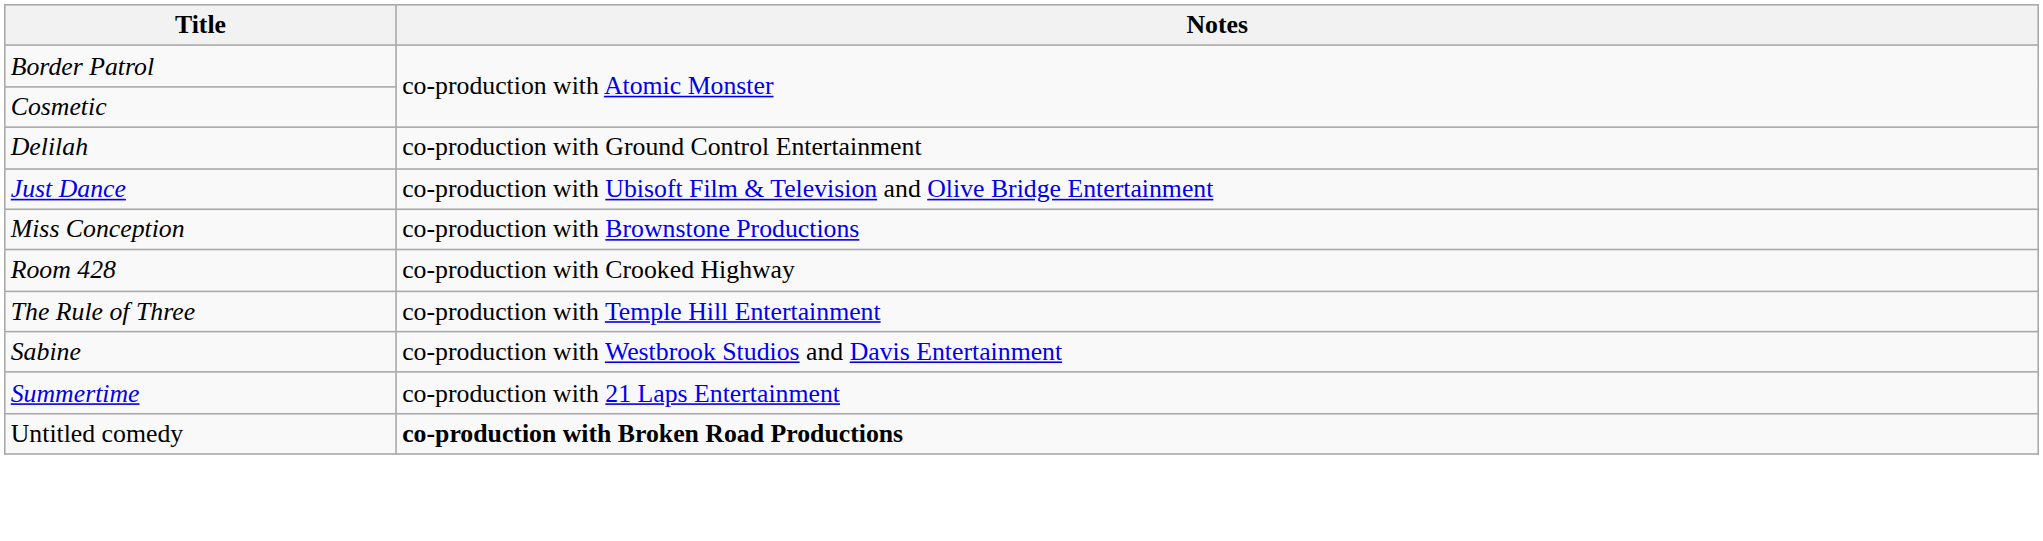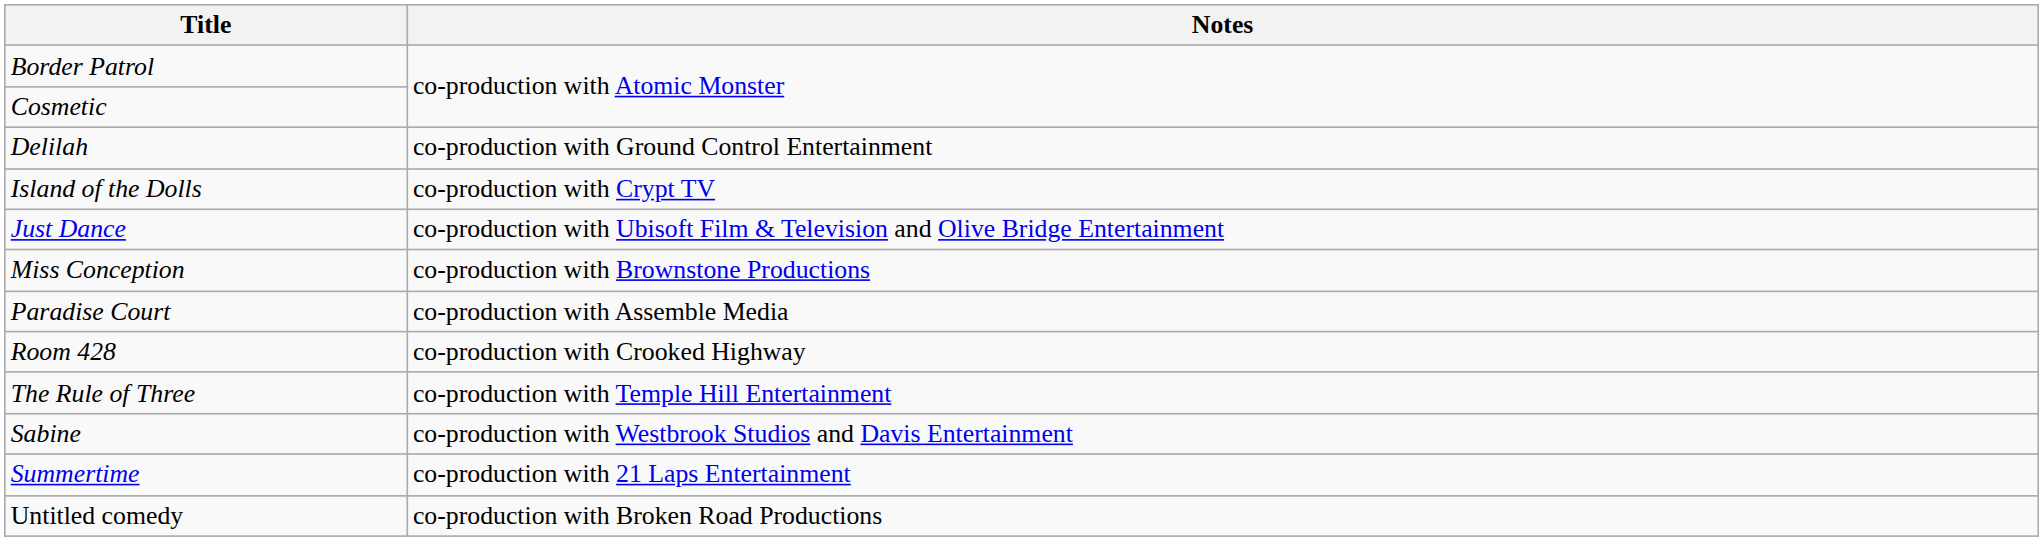+ row: (106, 188)
+ row: (91, 310)
(653, 433) bold -> (648, 515) normal
